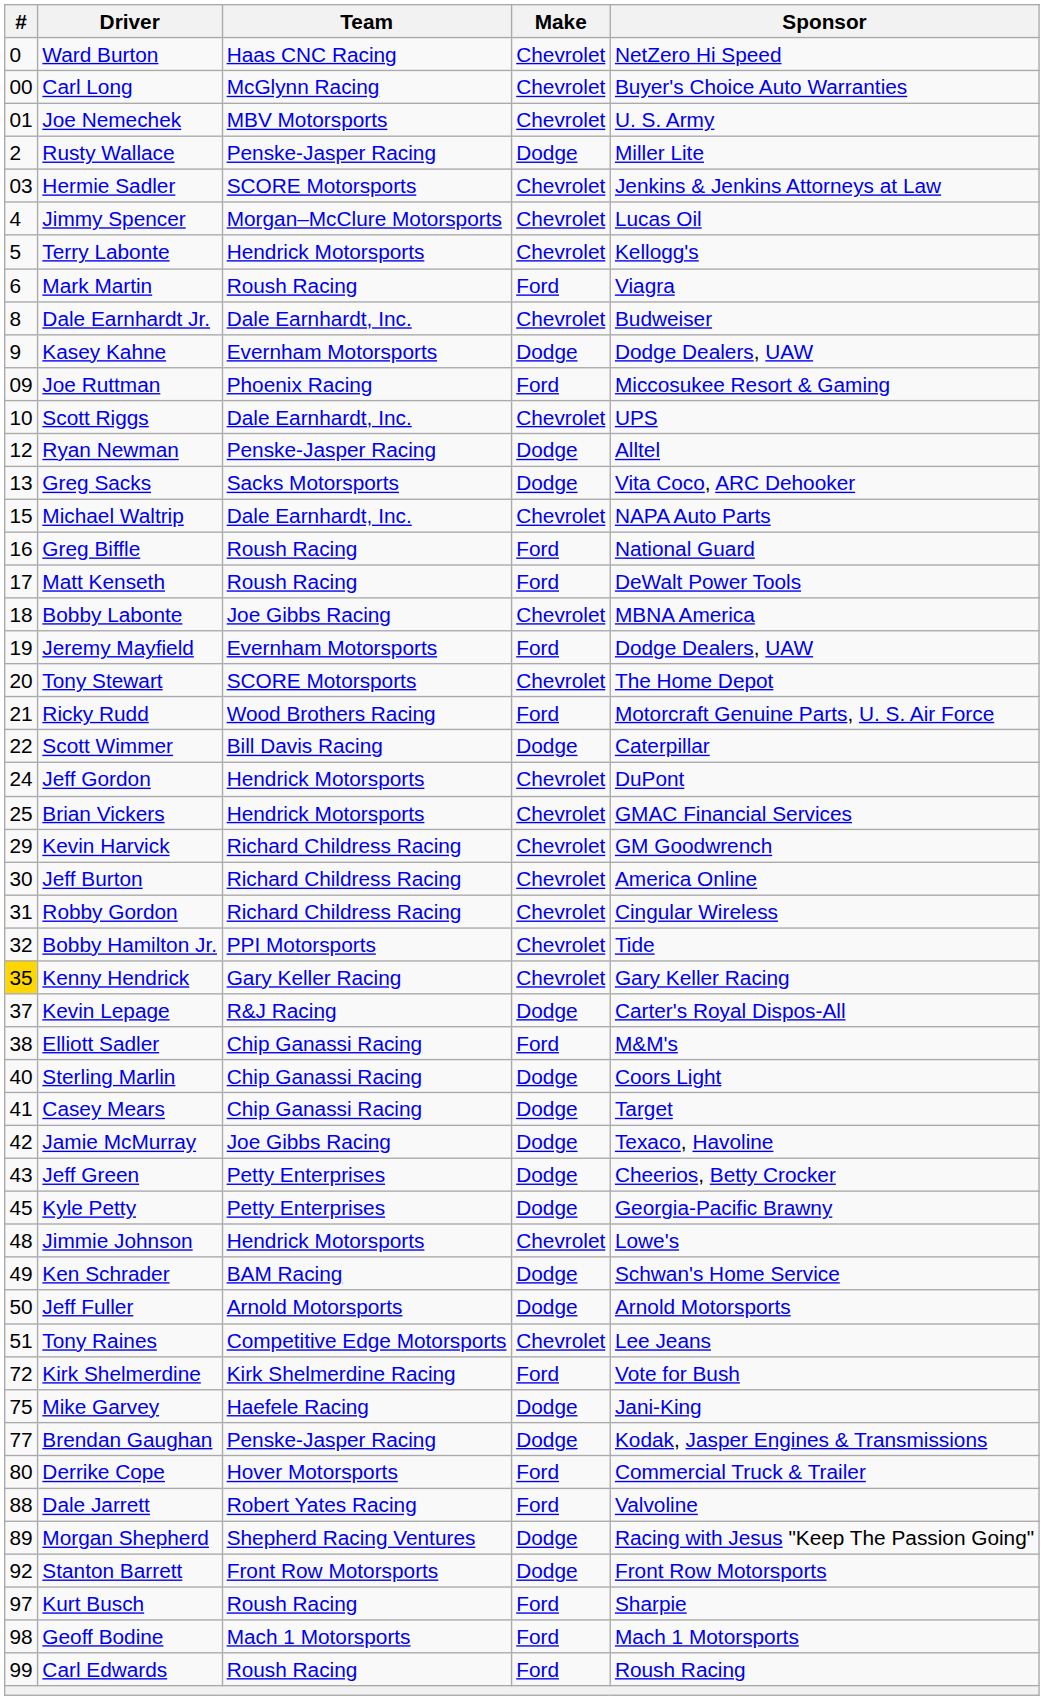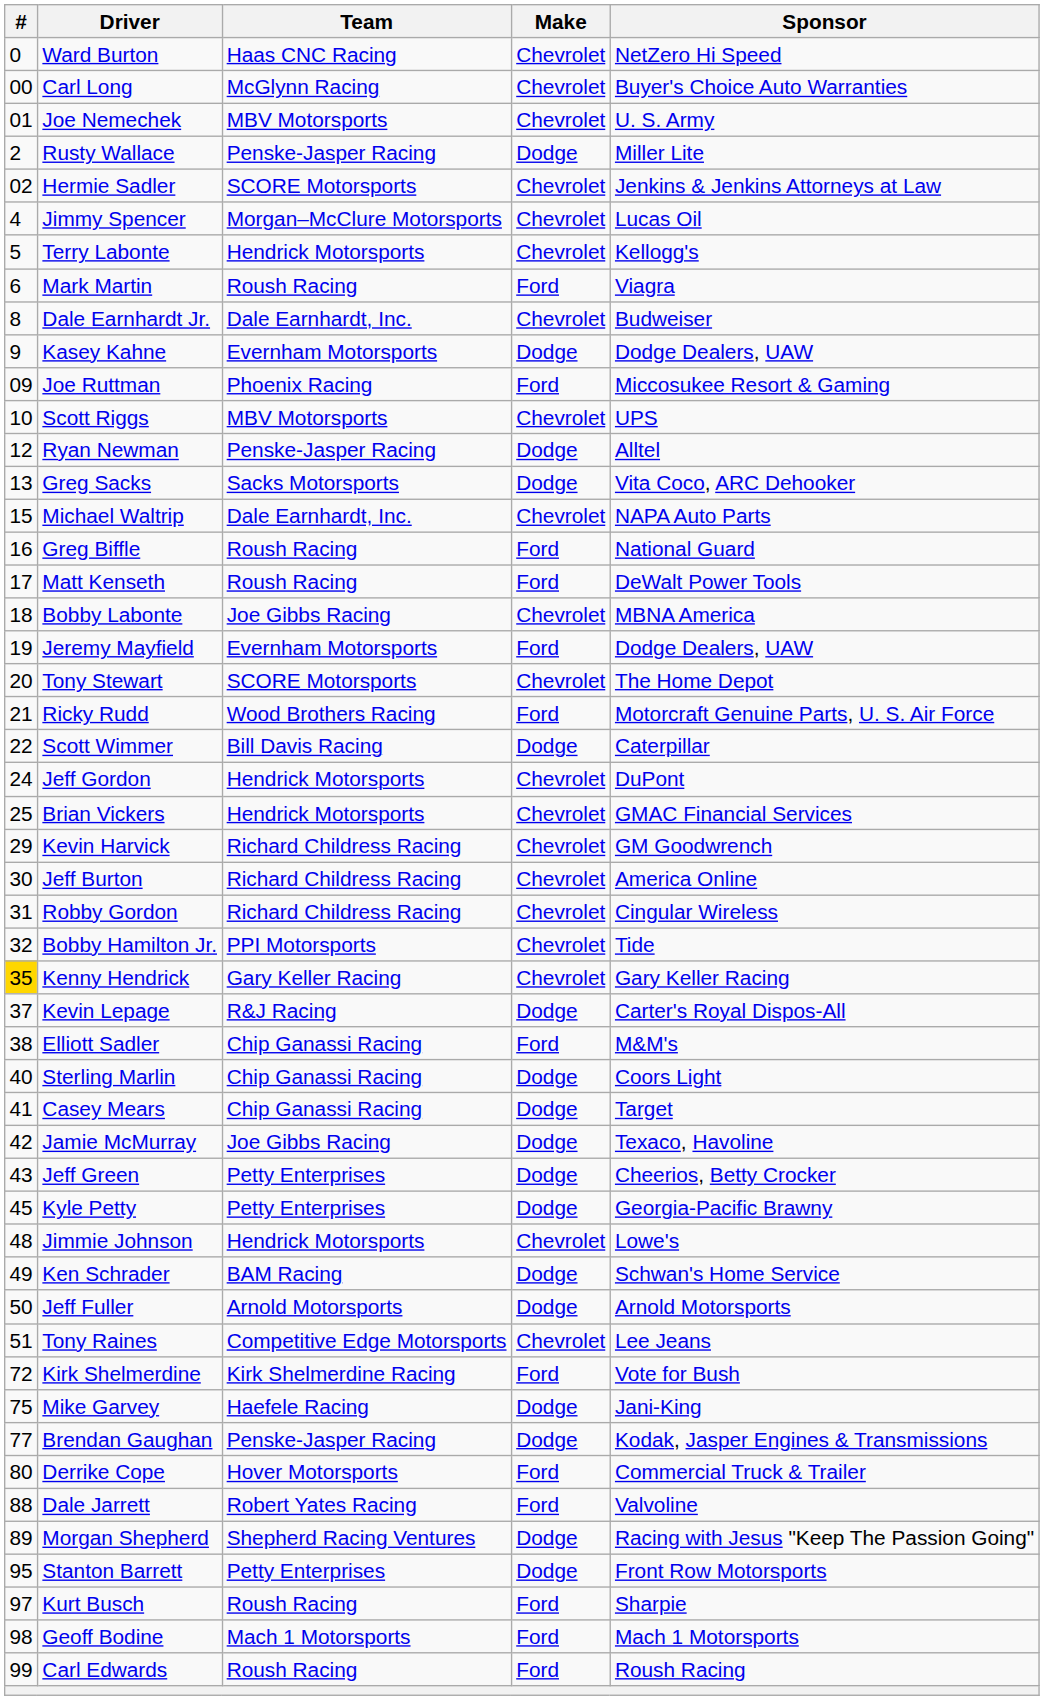(21, 186) 03 -> (21, 186) 02
(319, 417) Dale Earnhardt, Inc. -> (307, 417) MBV Motorsports
(21, 1571) 92 -> (21, 1571) 95
(332, 1571) Front Row Motorsports -> (306, 1571) Petty Enterprises
